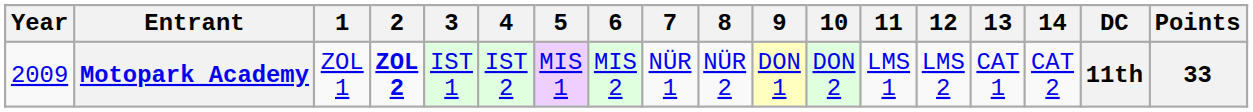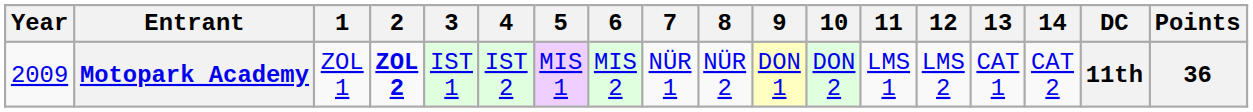(1198, 74) 33 -> (1198, 74) 36
